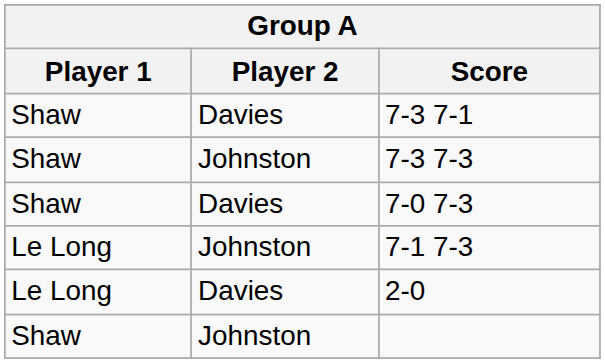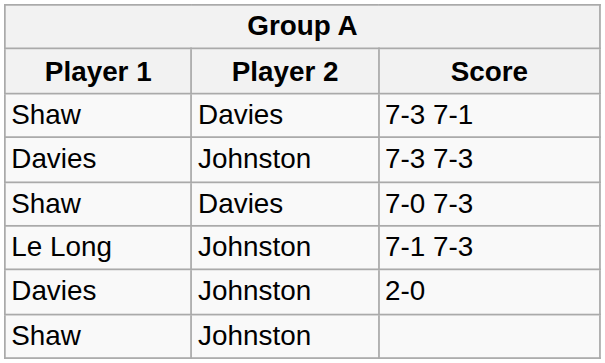(46, 159) Shaw -> (54, 159) Davies
(62, 291) Le Long -> (54, 291) Davies
(241, 291) Davies -> (255, 291) Johnston
